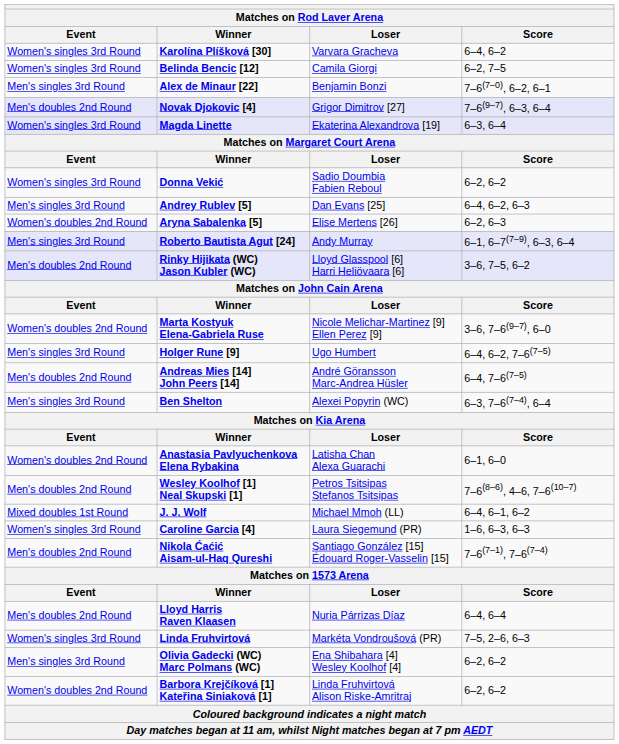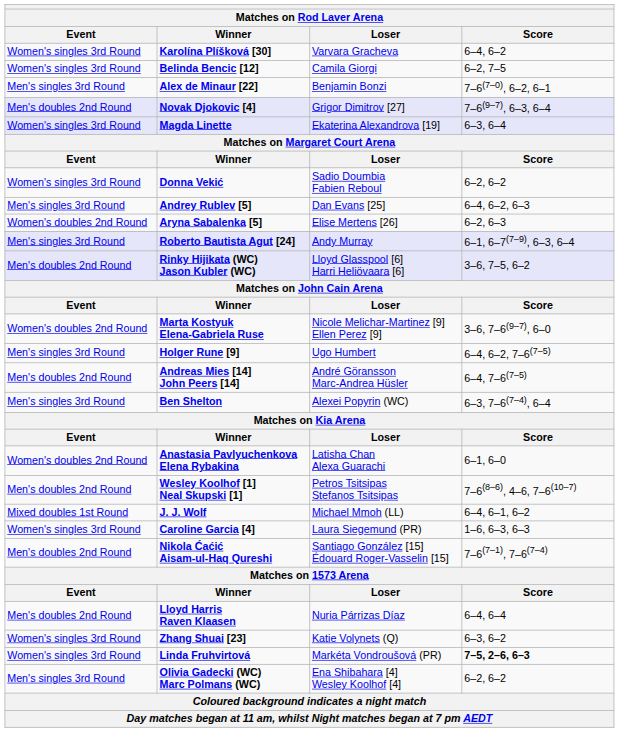+ row: (203, 638)
(497, 638) normal -> (497, 655) bold
- row: (217, 691)
